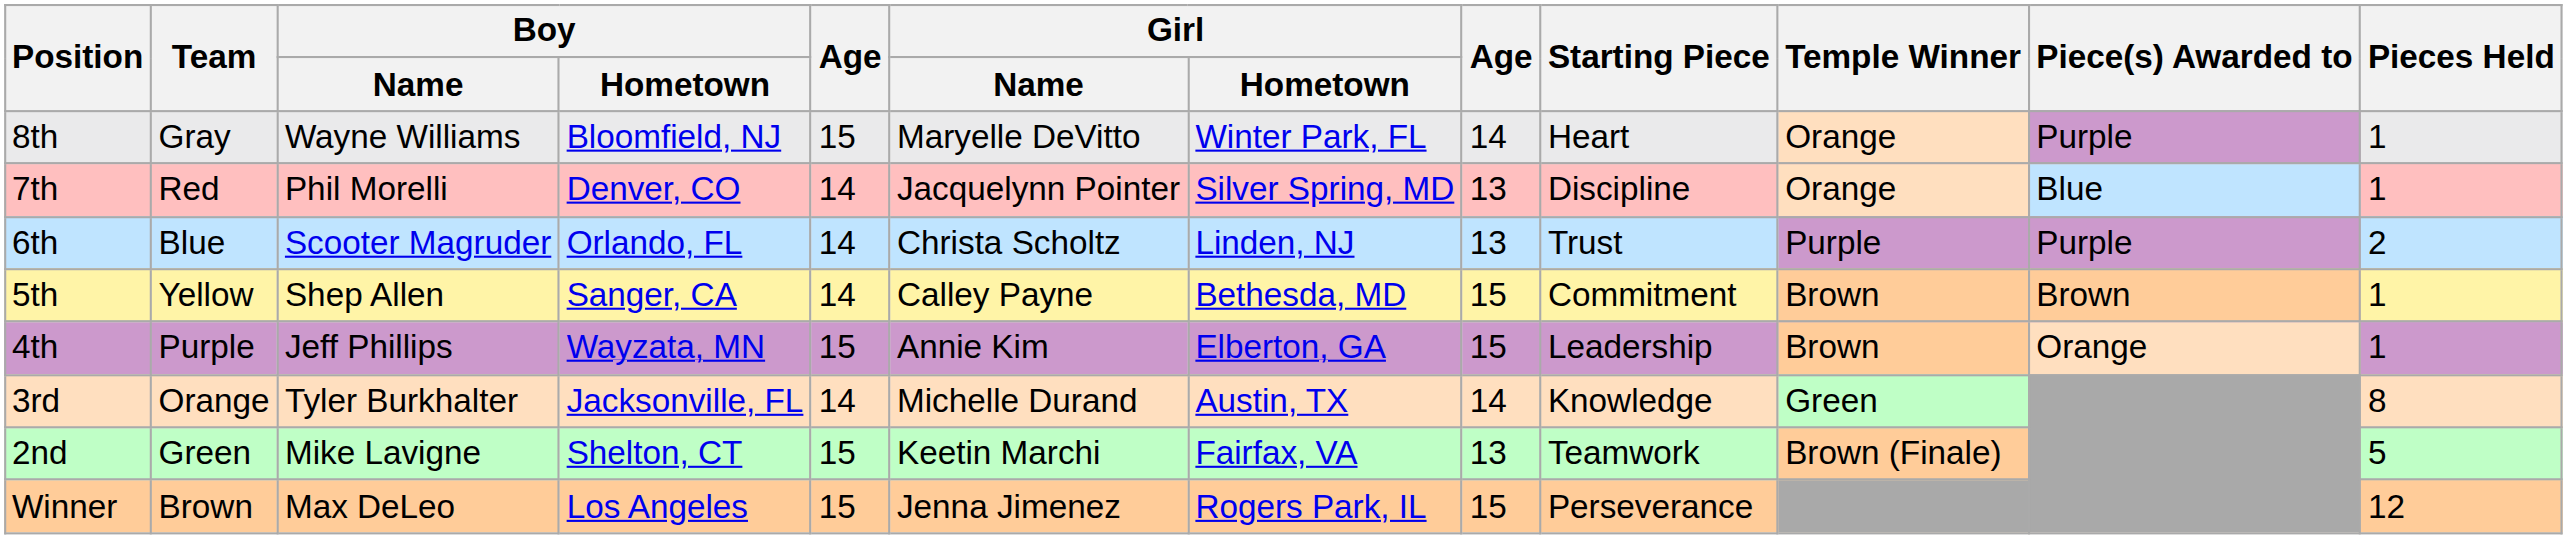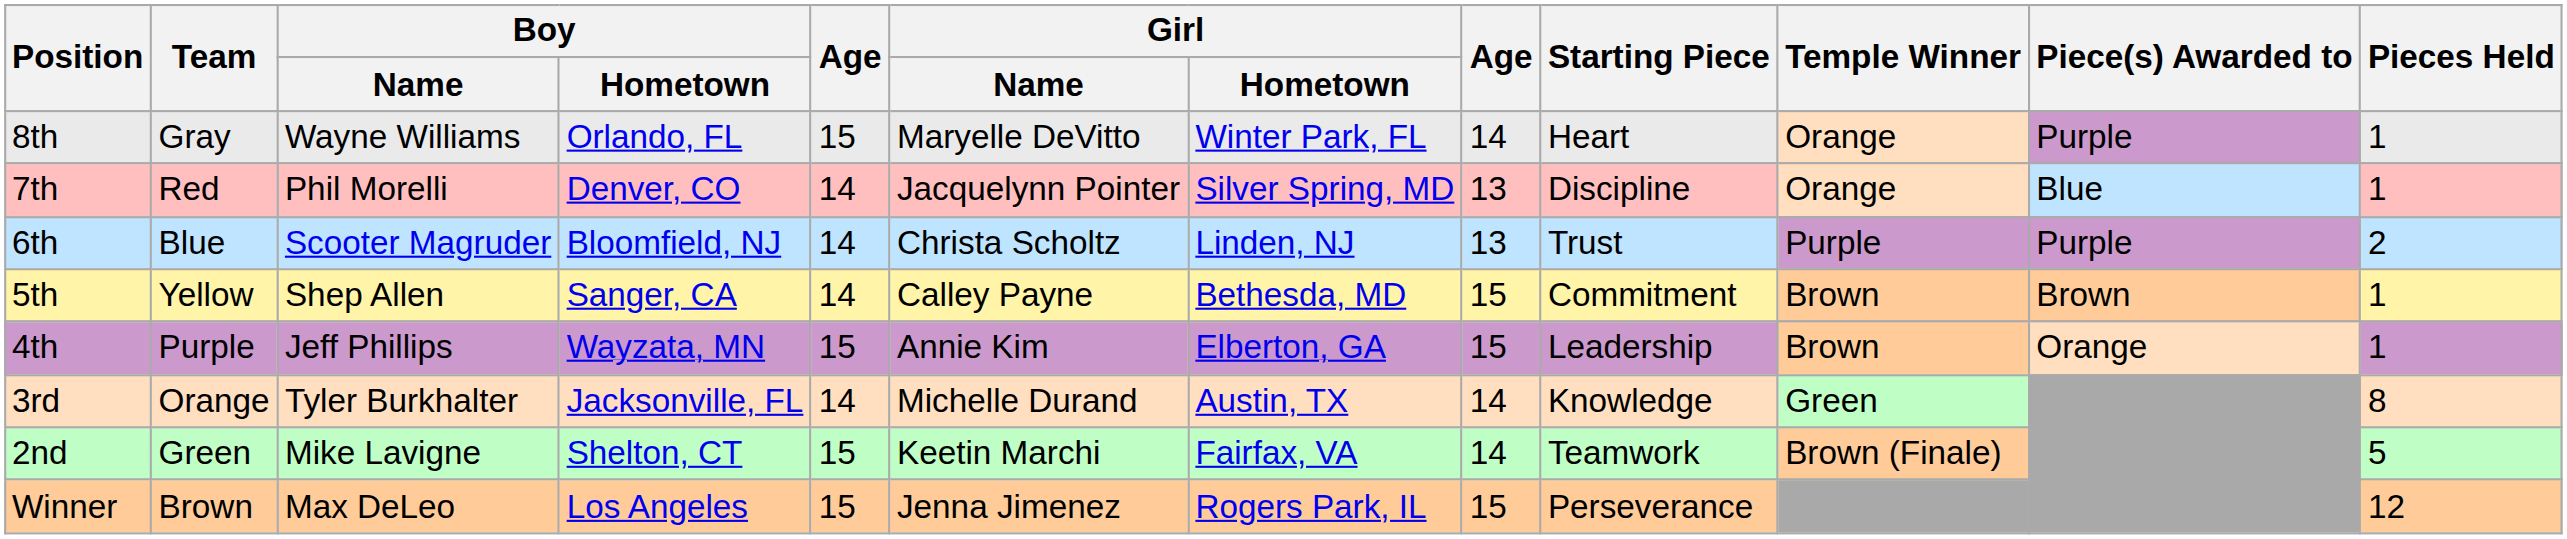(674, 136) Bloomfield, NJ -> (655, 136) Orlando, FL
(655, 242) Orlando, FL -> (674, 242) Bloomfield, NJ
(1488, 453) 13 -> (1488, 453) 14
